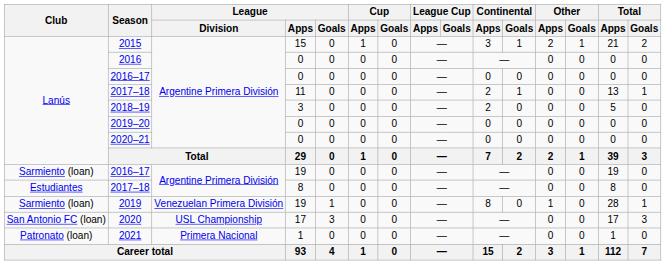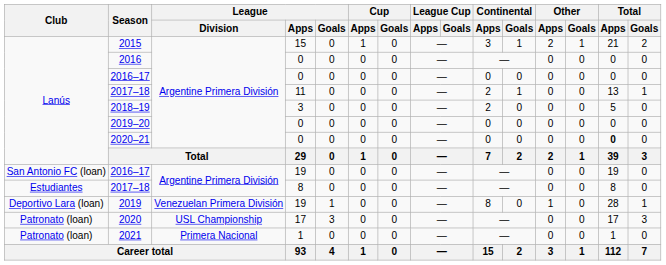(613, 140) normal -> (613, 140) bold
(56, 172) Sarmiento (loan) -> (56, 172) San Antonio FC (loan)
(56, 204) Sarmiento (loan) -> (56, 204) Deportivo Lara (loan)
(56, 220) San Antonio FC (loan) -> (56, 220) Patronato (loan)
